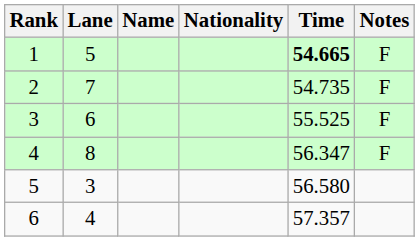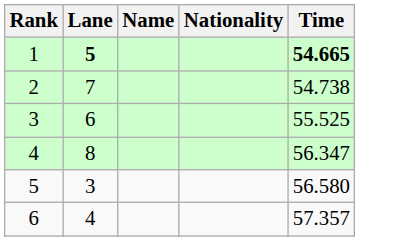- column: (384, 20)
(90, 53) normal -> (90, 53) bold
(321, 86) 54.735 -> (321, 86) 54.738
